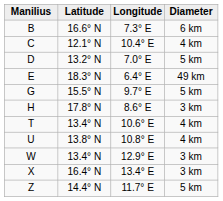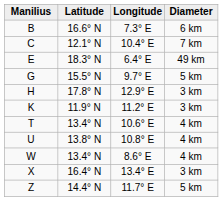(191, 44) 4 km -> (191, 44) 7 km
- row: (31, 60)
(138, 108) 8.6° E -> (138, 92) 12.9° E
+ row: (31, 108)
(138, 156) 12.9° E -> (138, 156) 8.6° E
(191, 156) 3 km -> (191, 156) 4 km
